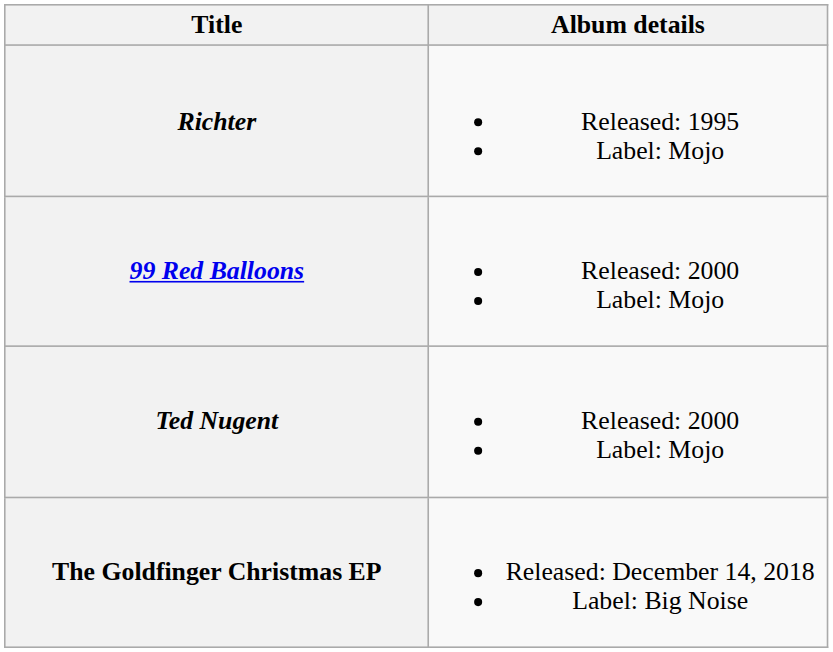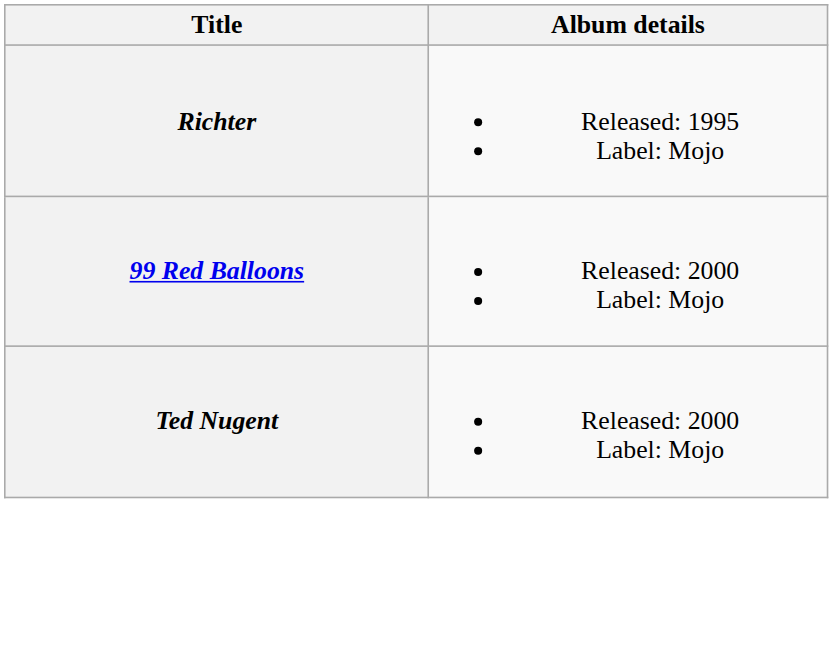- row: (217, 571)
